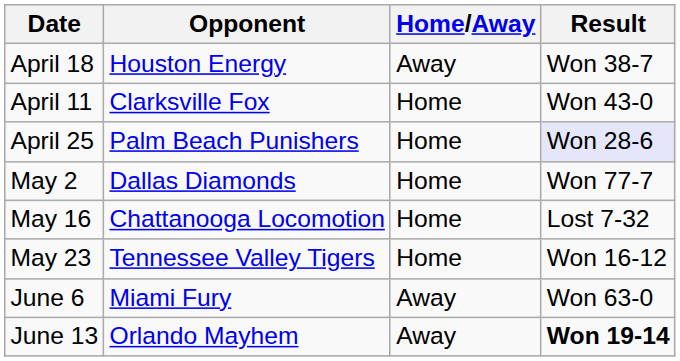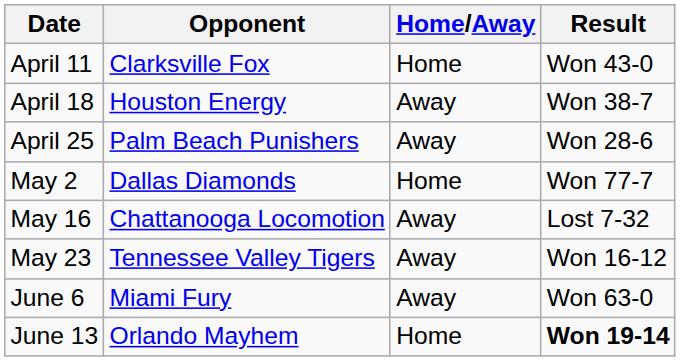rows swapped: (51, 102) <-> (52, 63)
(429, 141) Home -> (426, 141) Away
(600, 141) lavender background -> (600, 141) no background
(429, 219) Home -> (426, 219) Away
(429, 258) Home -> (426, 258) Away
(426, 336) Away -> (429, 336) Home
